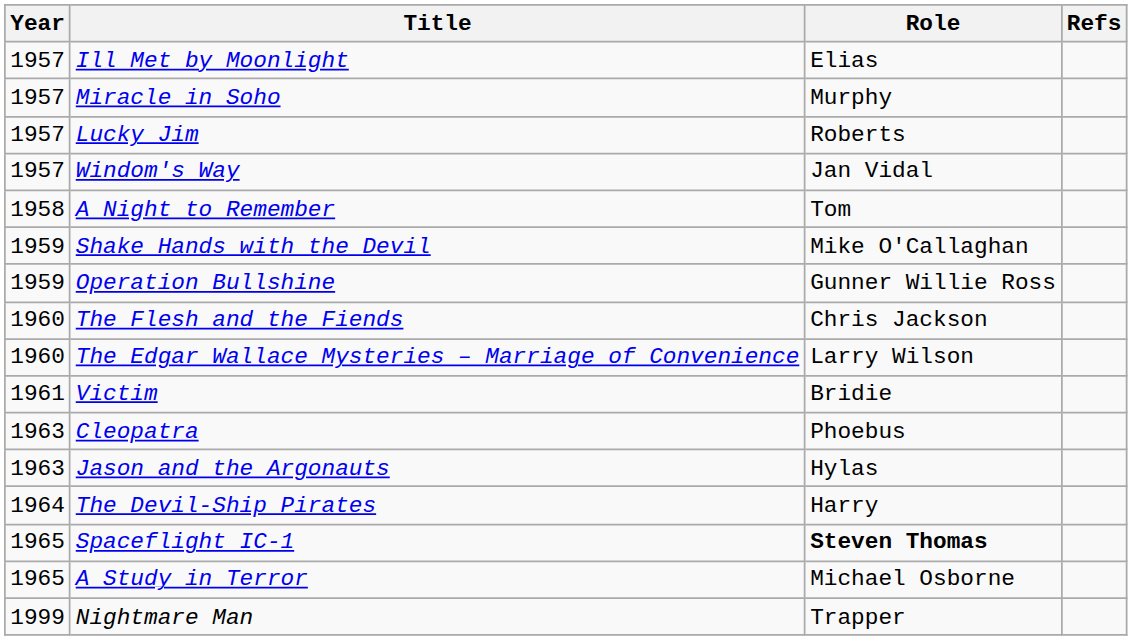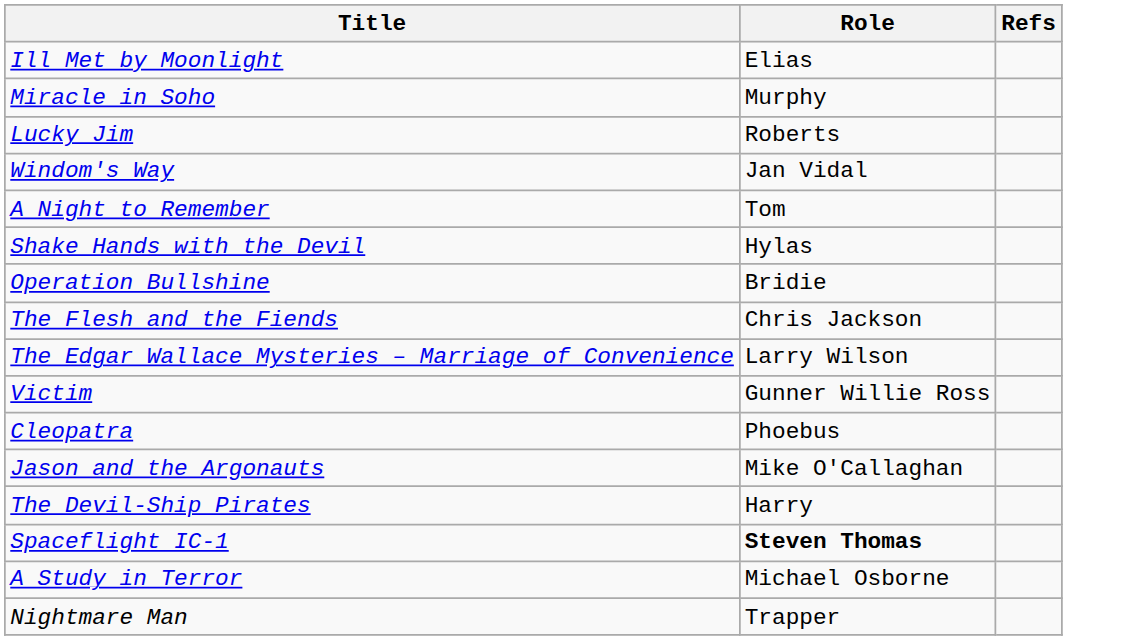- column: (38, 23)
(919, 246) Mike O'Callaghan -> (779, 246) Hylas
(933, 283) Gunner Willie Ross -> (786, 283) Bridie
(851, 394) Bridie -> (868, 394) Gunner Willie Ross
(844, 468) Hylas -> (854, 468) Mike O'Callaghan
